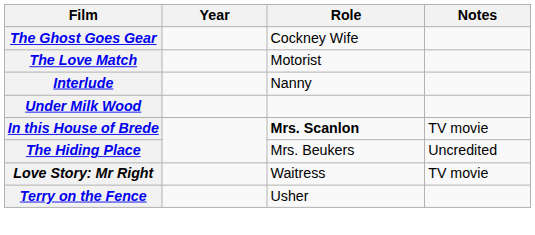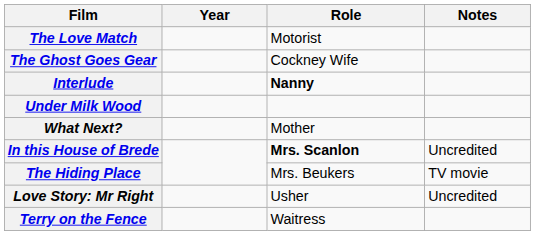rows swapped: (83, 60) <-> (83, 38)
(291, 83) normal -> (292, 83) bold
+ row: (83, 128)
(458, 128) TV movie -> (463, 151) Uncredited
(463, 151) Uncredited -> (458, 173) TV movie
(298, 173) Waitress -> (290, 196) Usher
(458, 173) TV movie -> (463, 196) Uncredited
(290, 196) Usher -> (298, 219) Waitress
